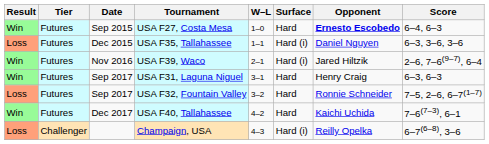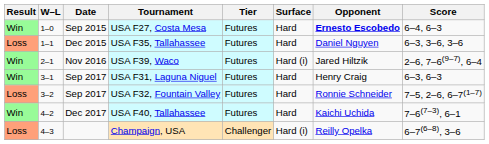columns swapped: (261, 11) <-> (64, 11)
(292, 43) Hard (i) -> (286, 43) Hard
